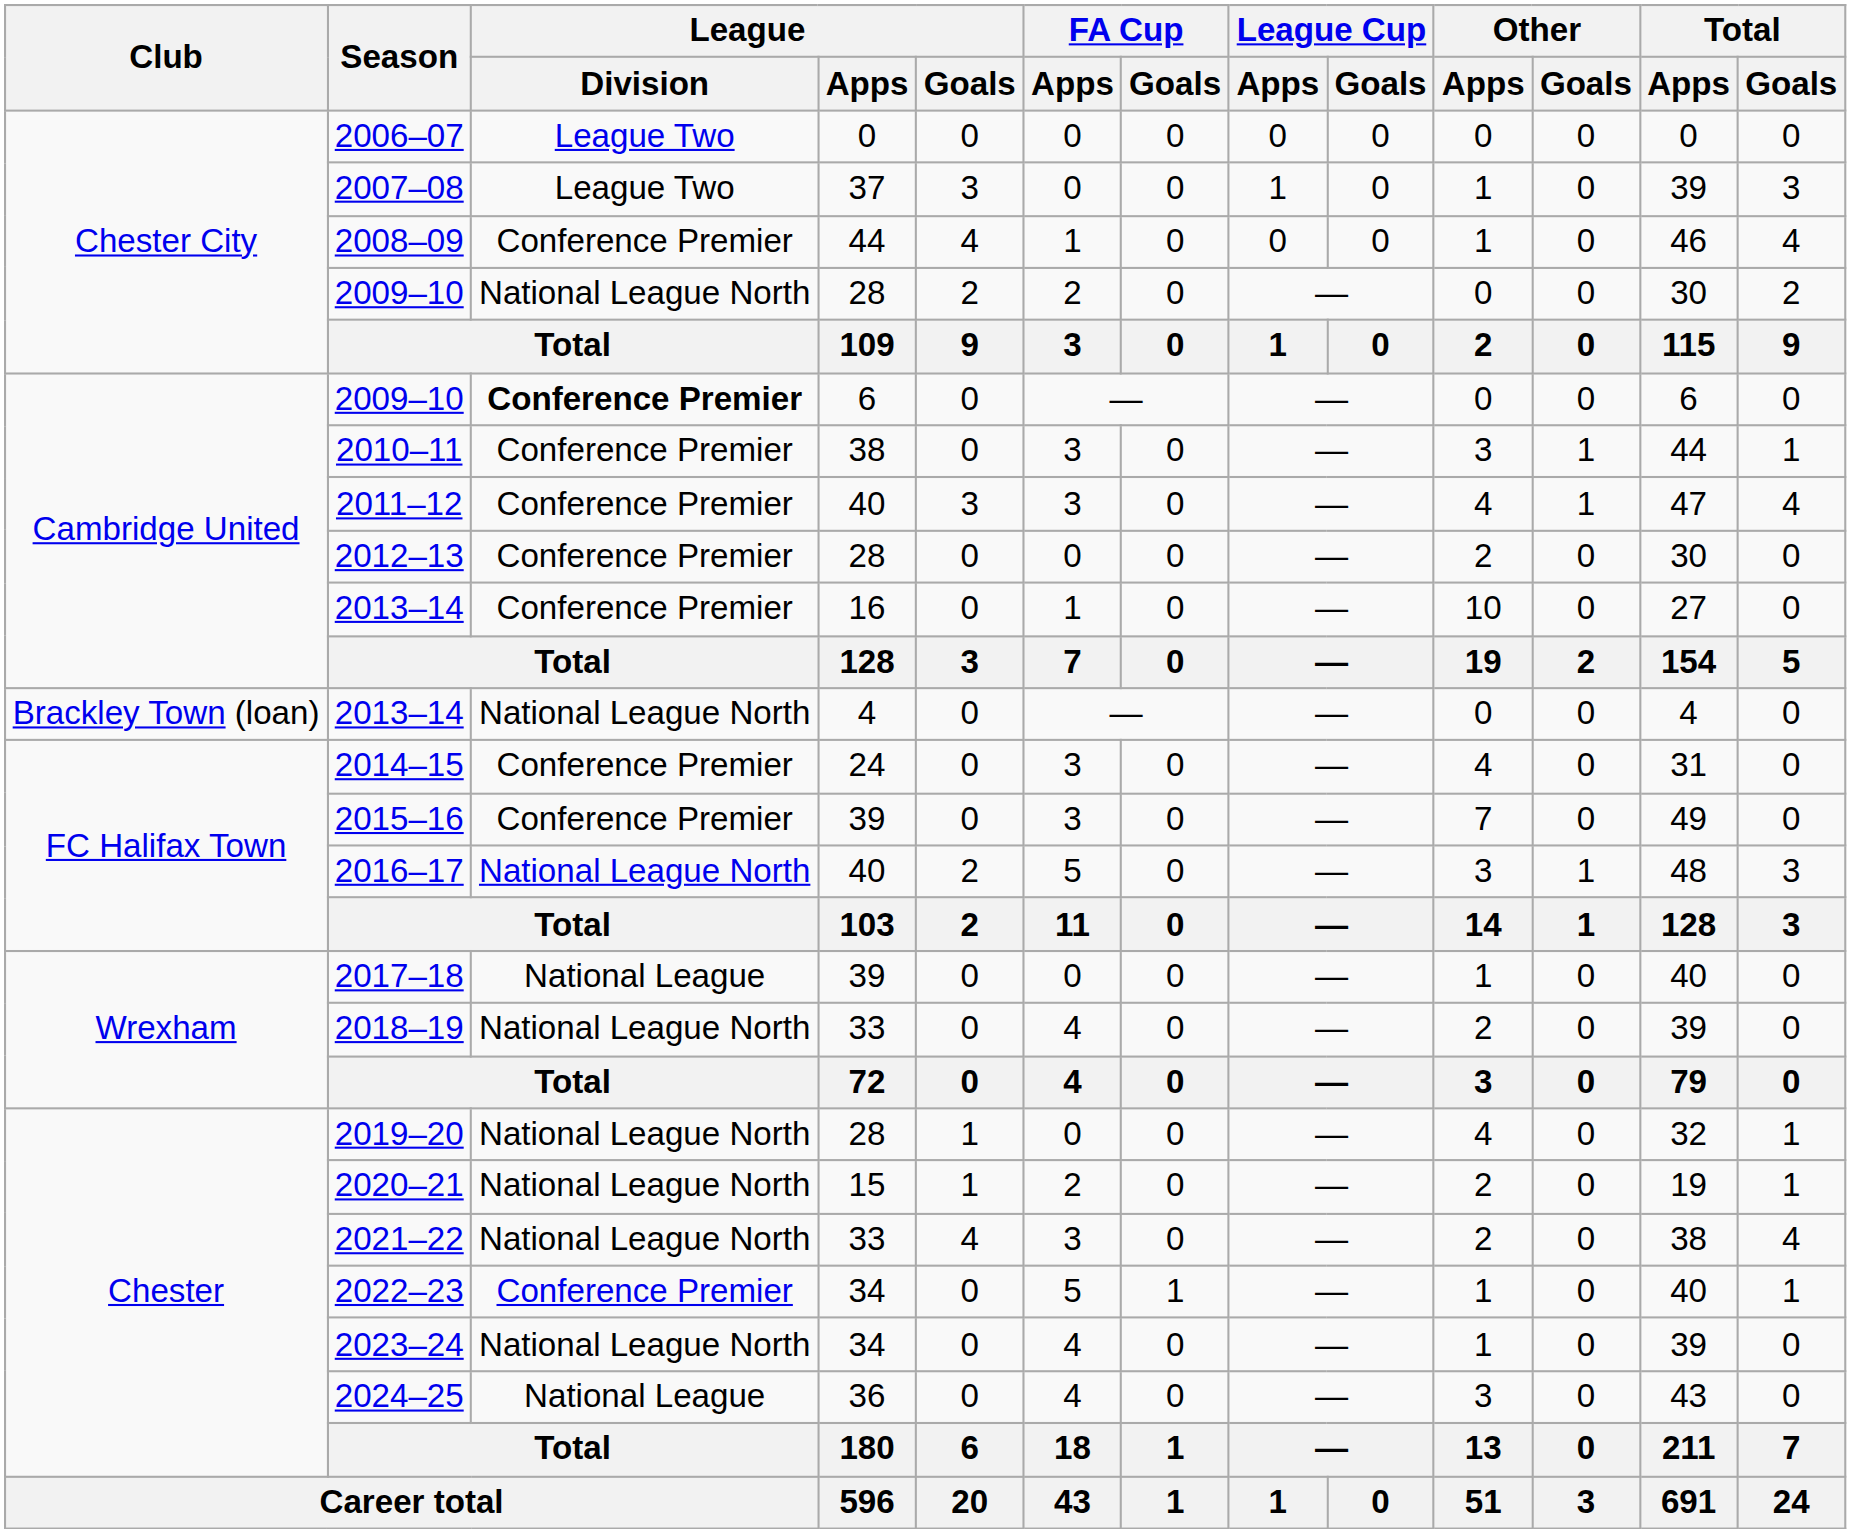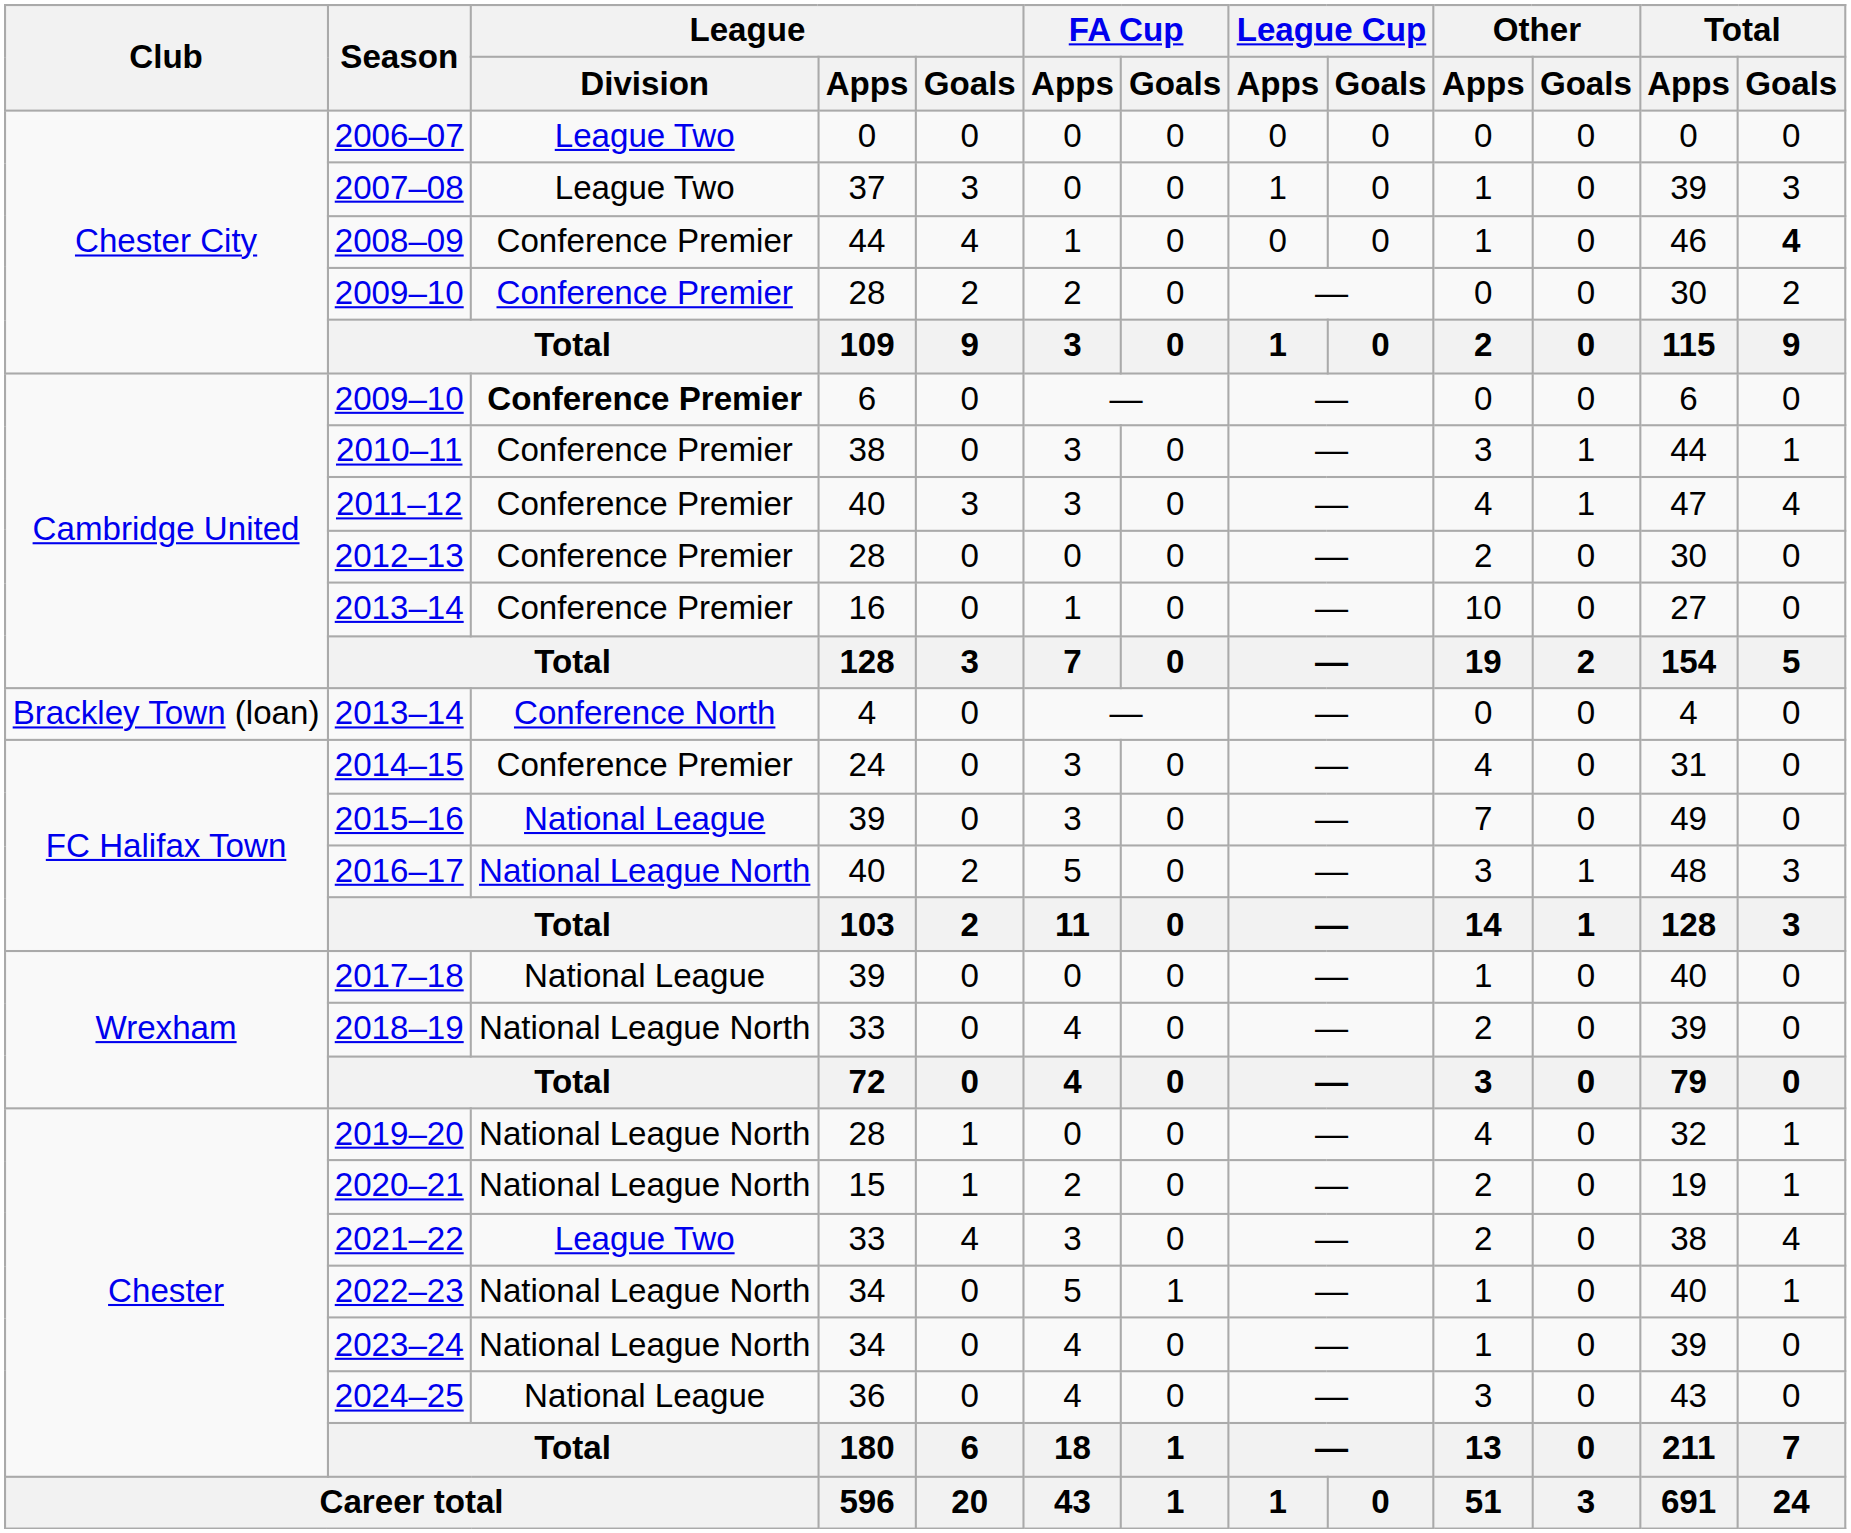(1791, 240) normal -> (1791, 240) bold
(645, 293) National League North -> (645, 293) Conference Premier
(645, 713) National League North -> (645, 713) Conference North
(645, 818) Conference Premier -> (645, 818) National League
(645, 1238) National League North -> (645, 1238) League Two
(645, 1291) Conference Premier -> (645, 1291) National League North
